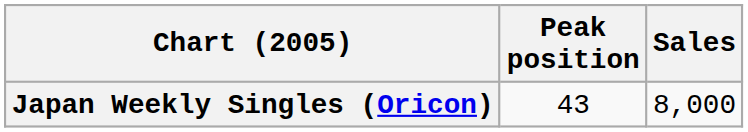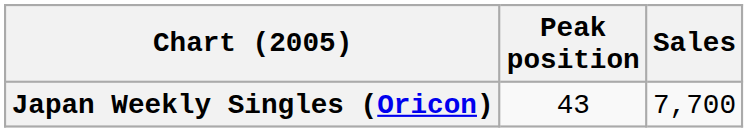(694, 105) 8,000 -> (694, 105) 7,700
